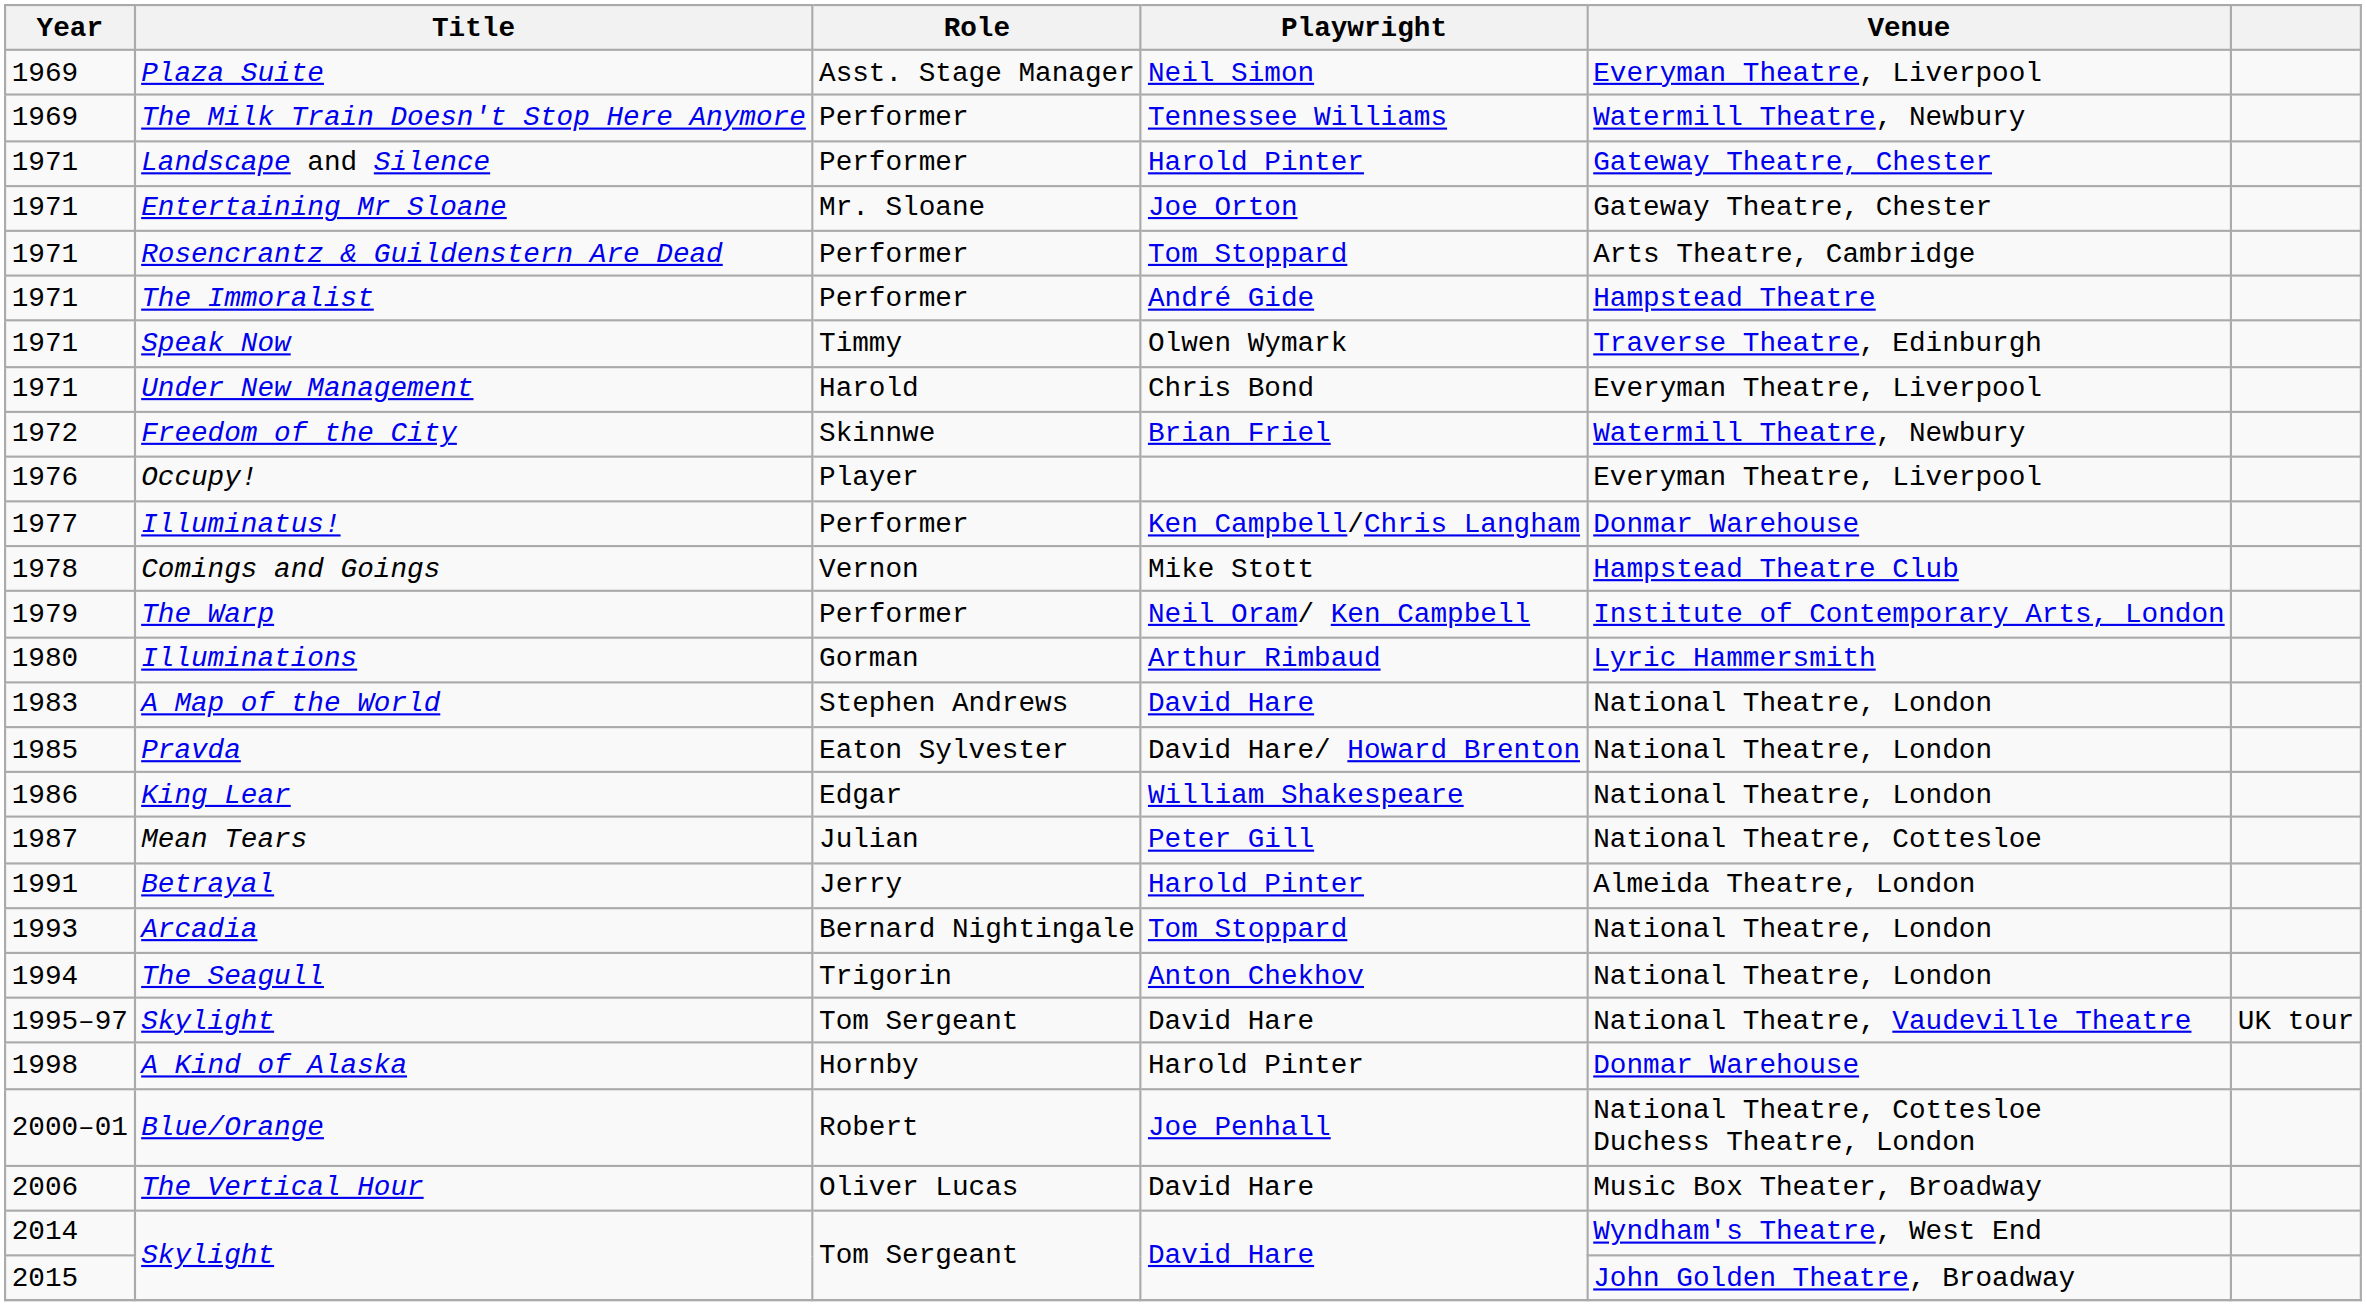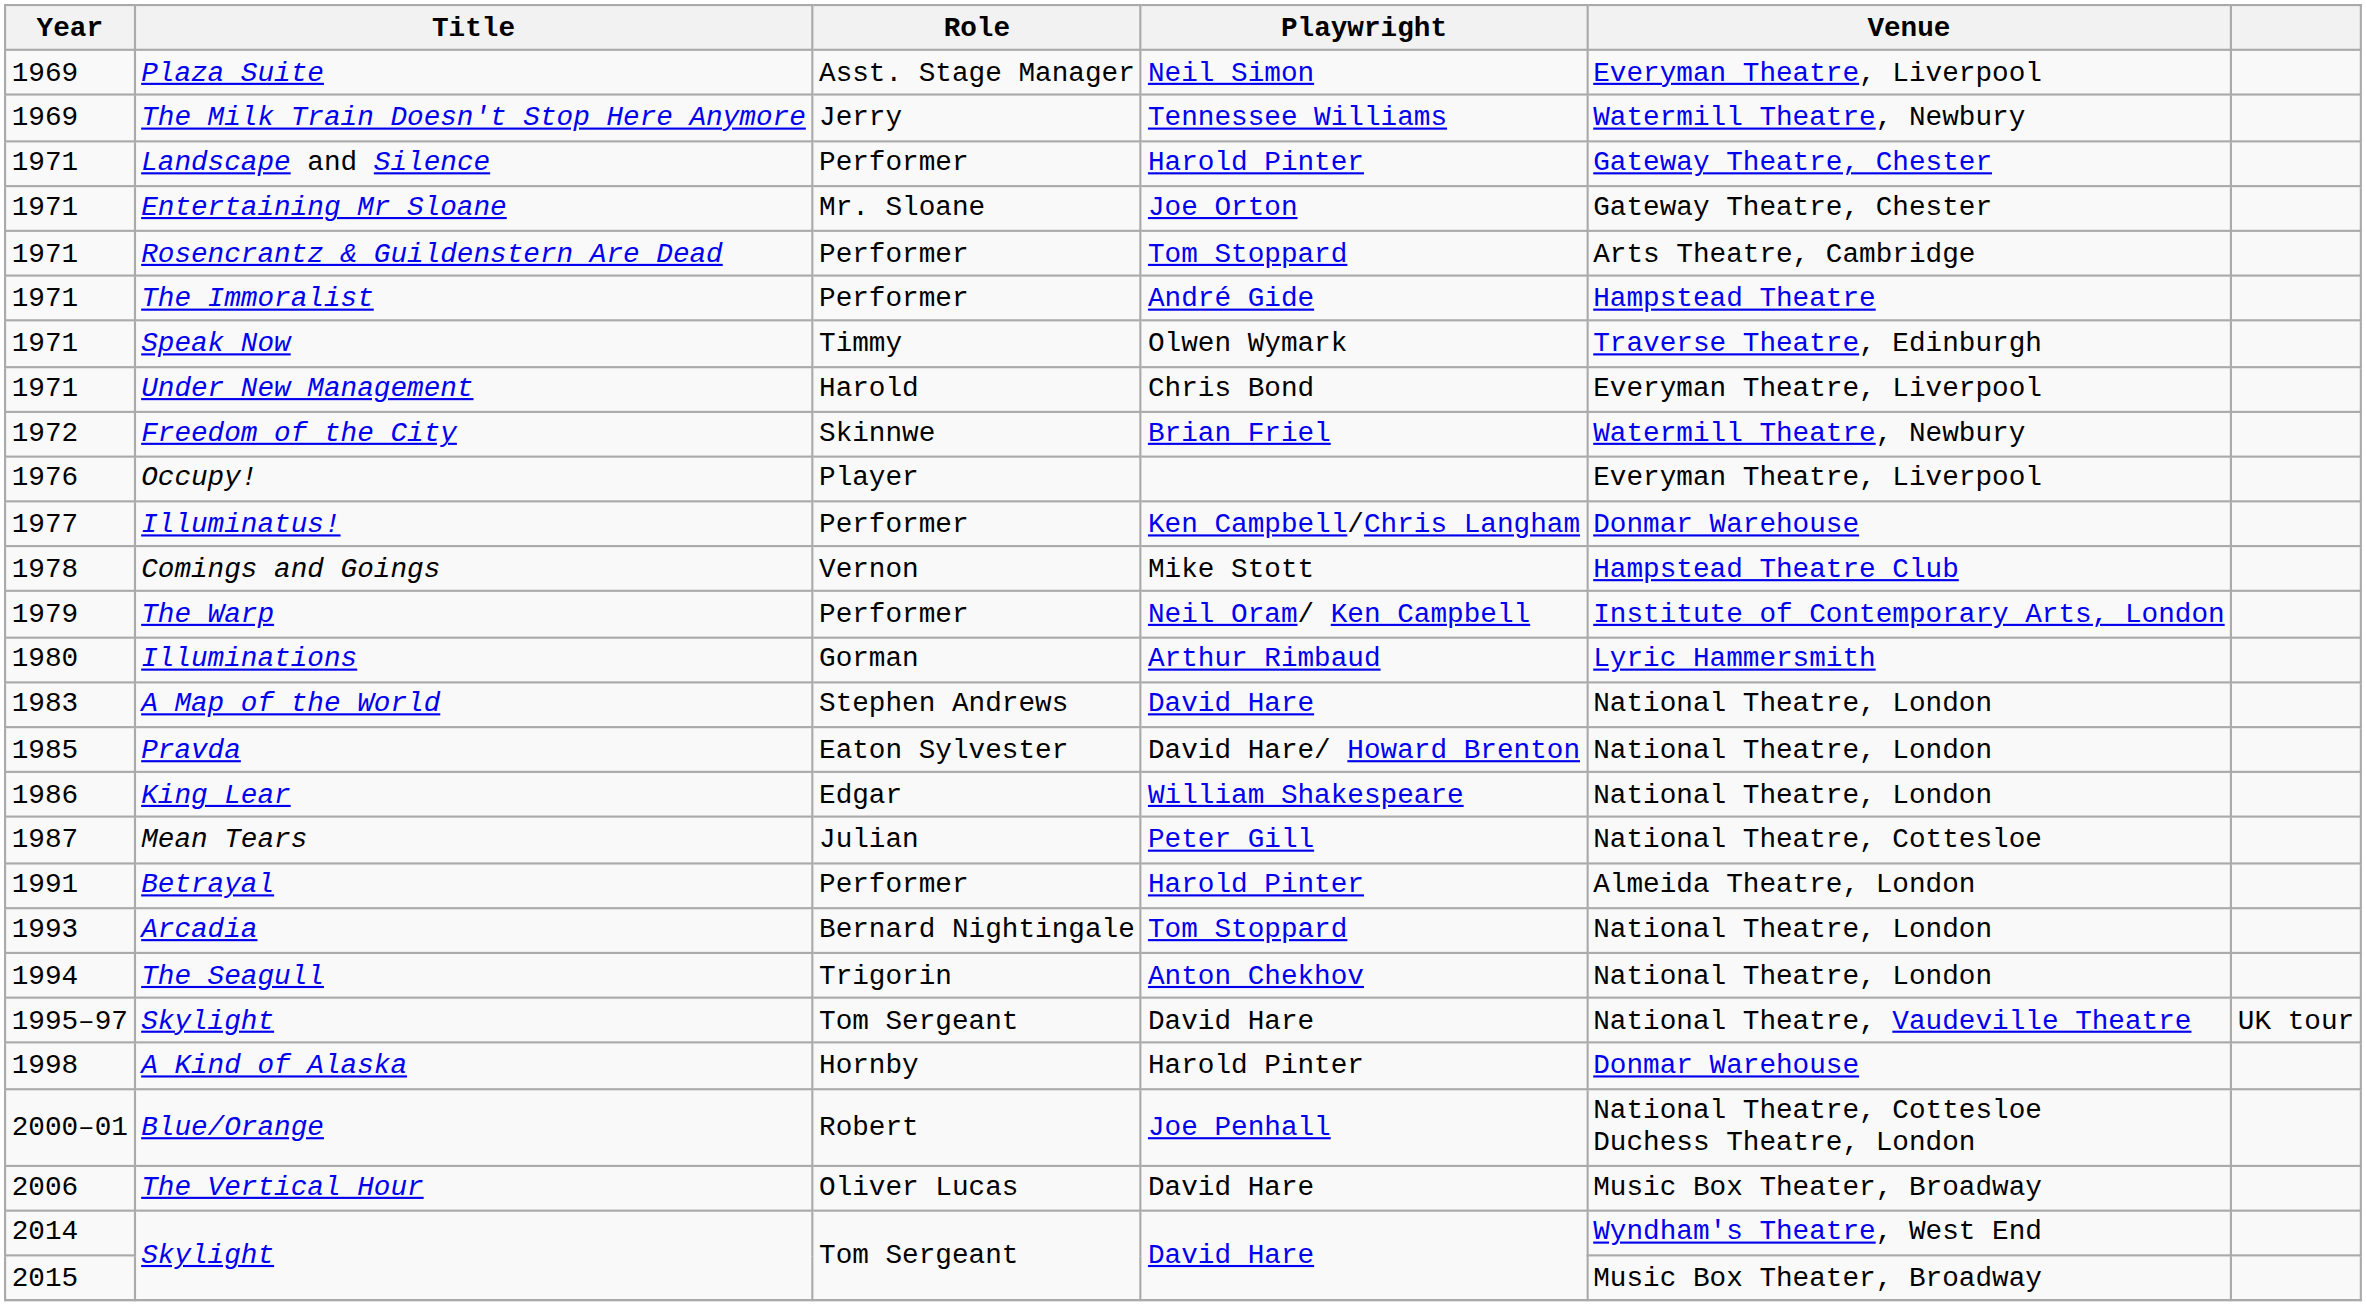(894, 118) Performer -> (861, 118) Jerry
(861, 885) Jerry -> (894, 885) Performer
(1834, 1278) John Golden Theatre, Broadway -> (1818, 1278) Music Box Theater, Broadway
